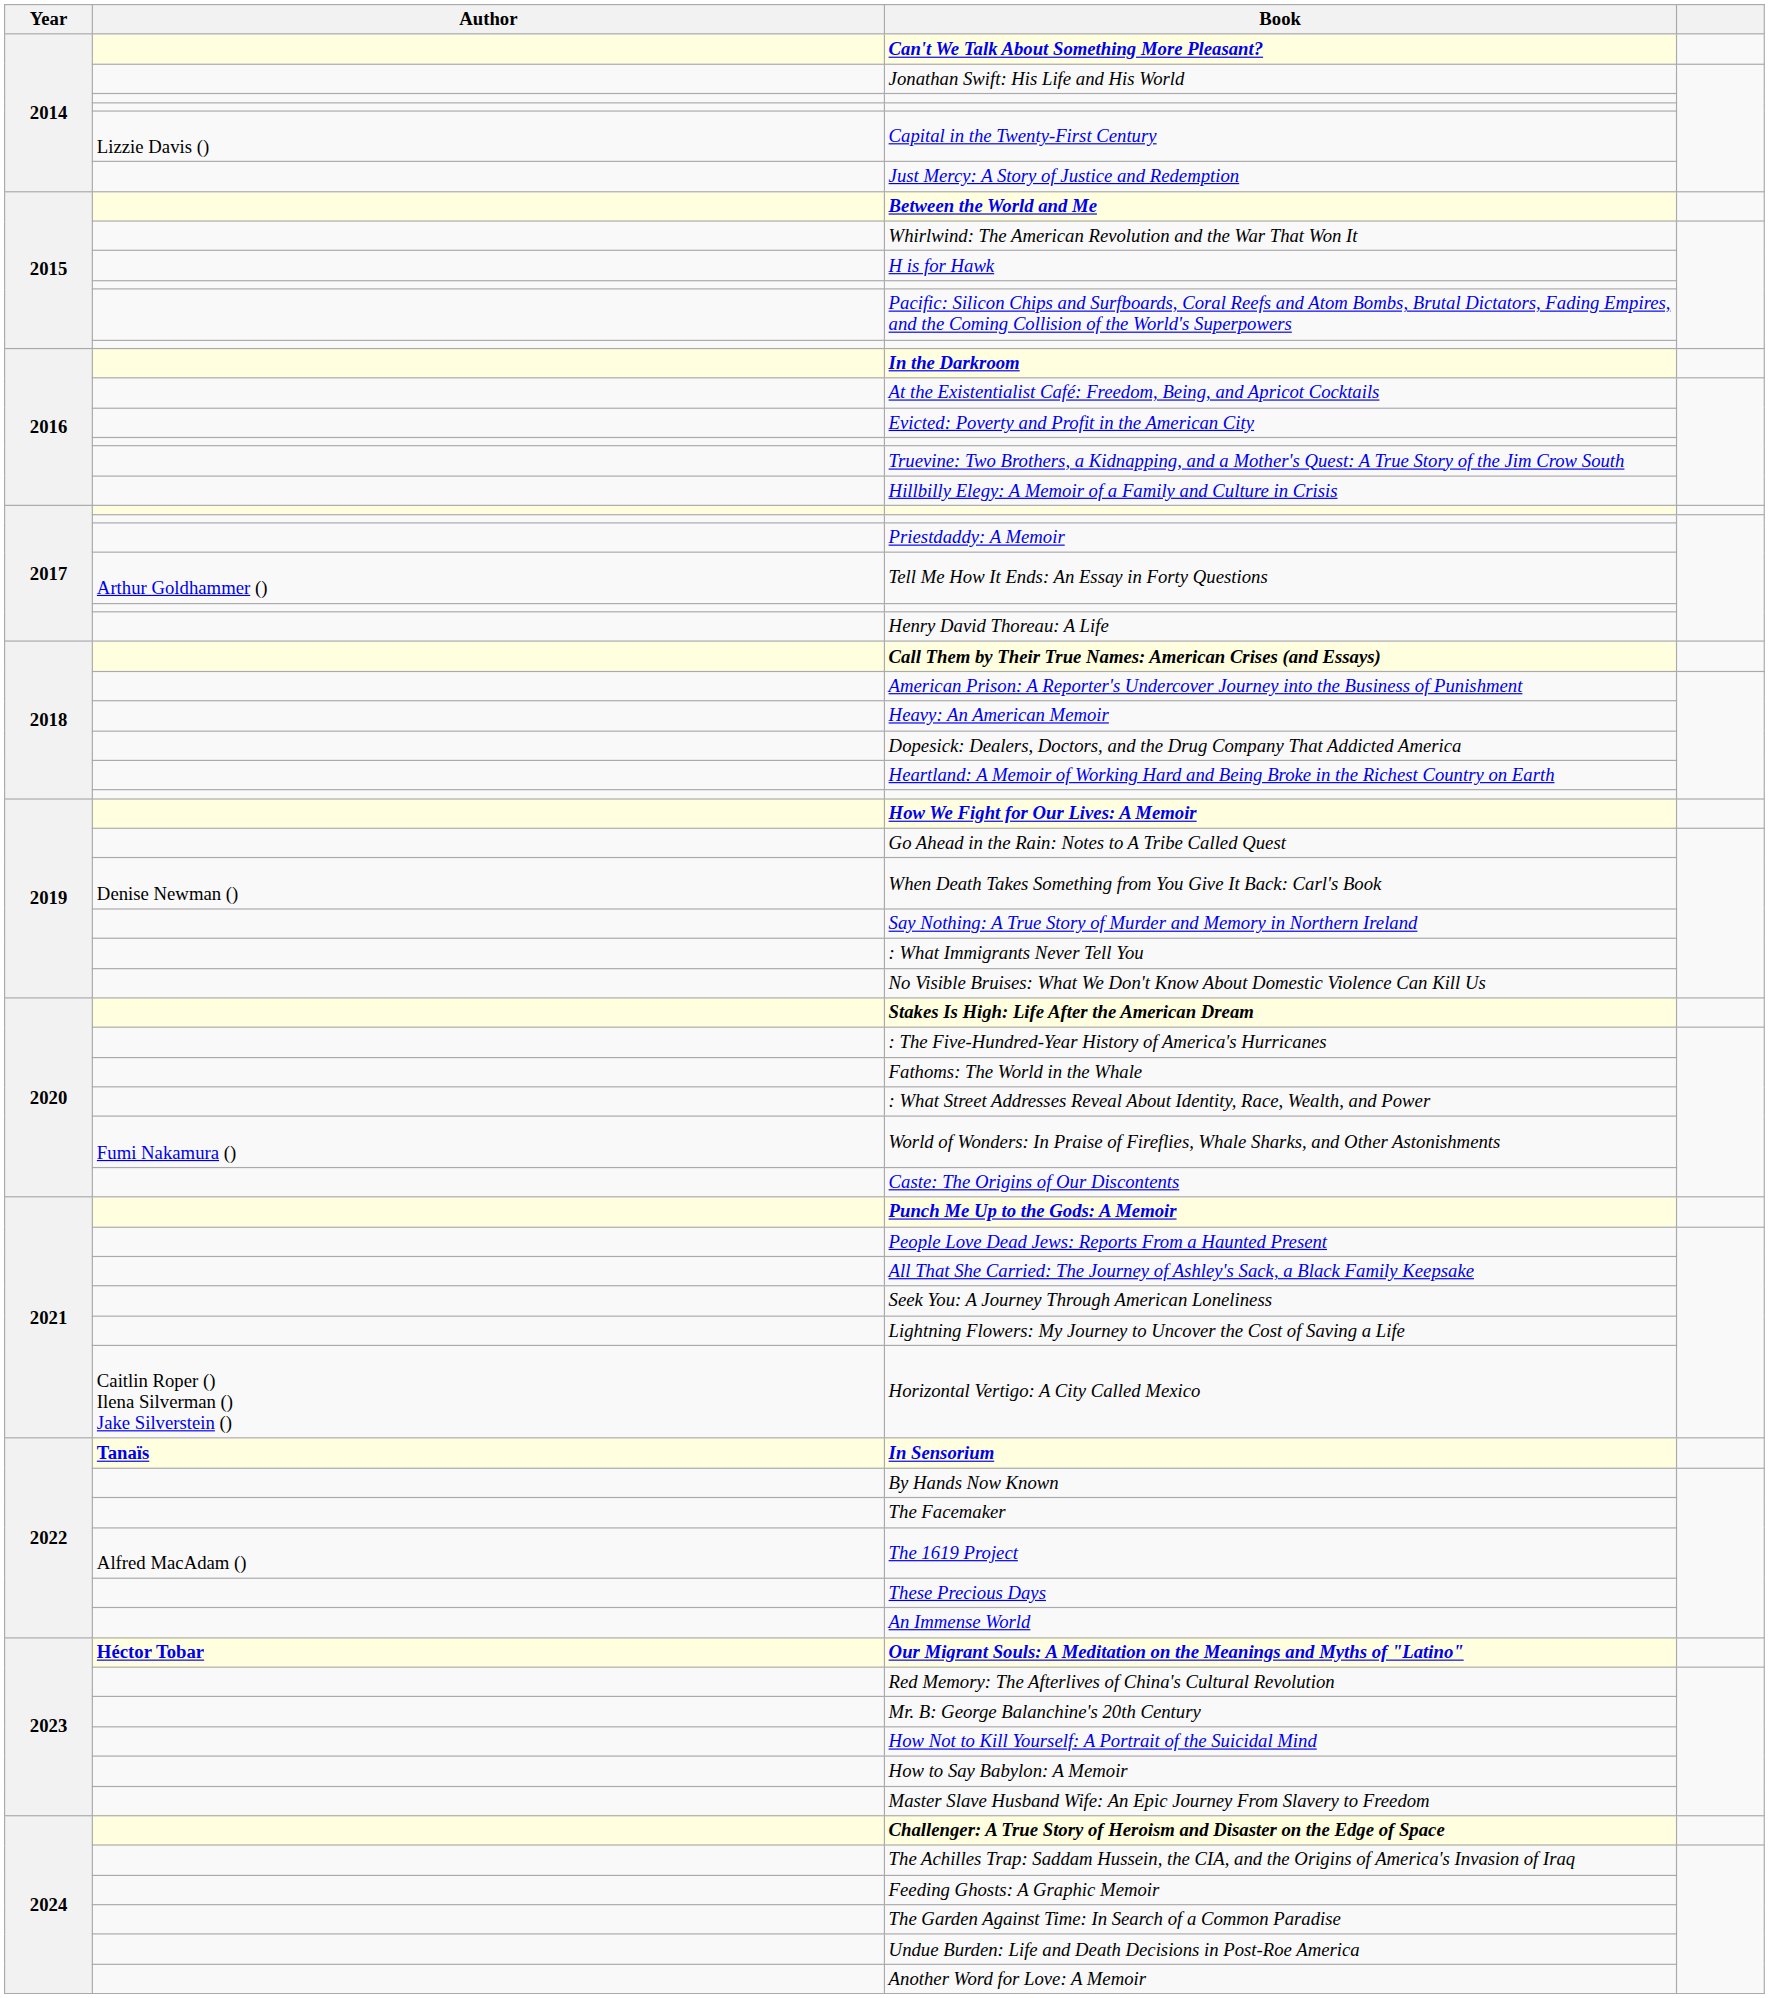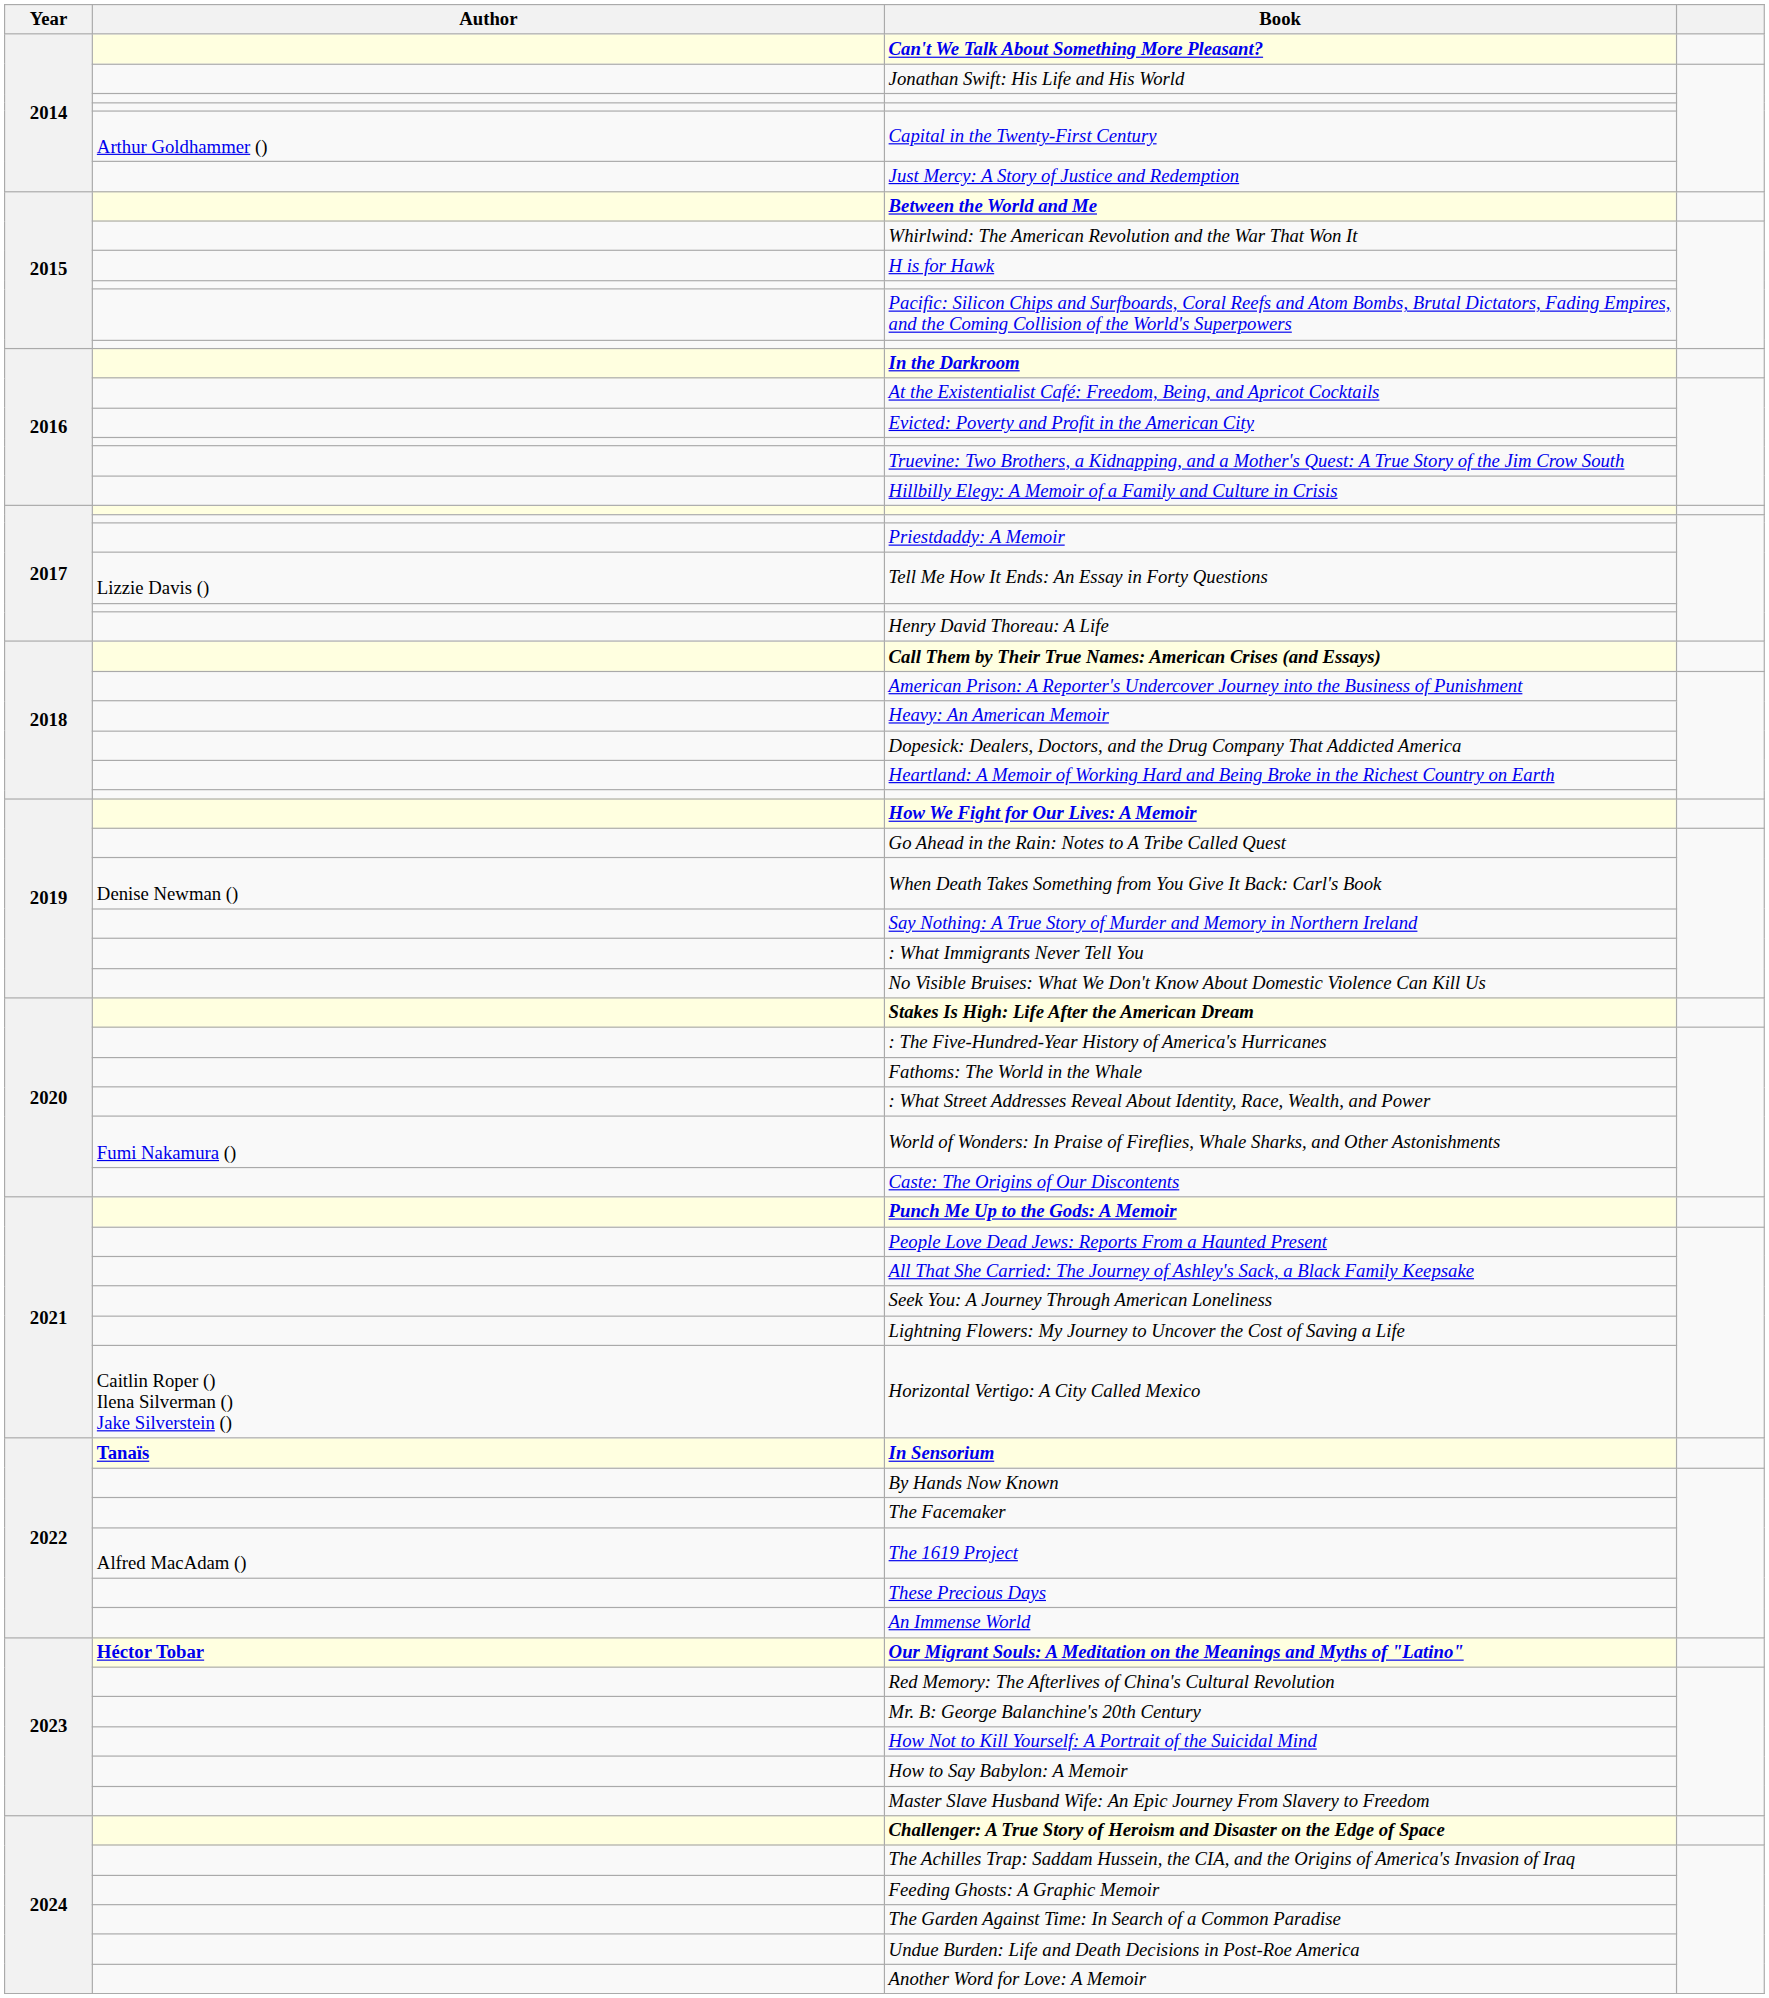(153, 146) Lizzie Davis () -> (182, 146) Arthur Goldhammer ()
(182, 588) Arthur Goldhammer () -> (153, 588) Lizzie Davis ()
